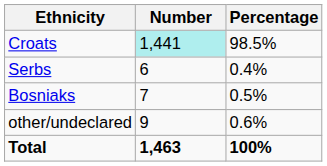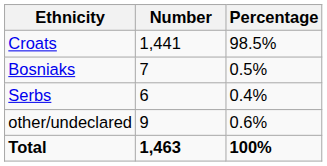(160, 43) paleturquoise background -> (160, 43) no background
rows swapped: (42, 95) <-> (30, 69)
